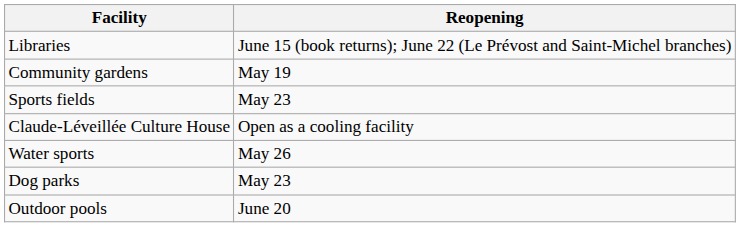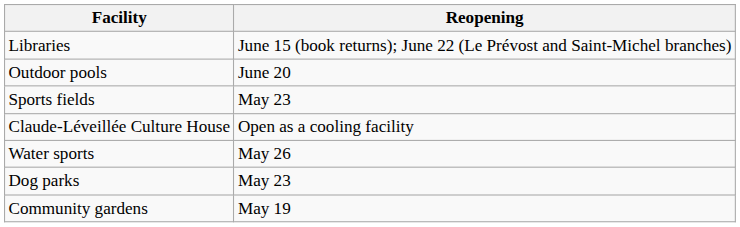rows swapped: (58, 208) <-> (78, 72)
